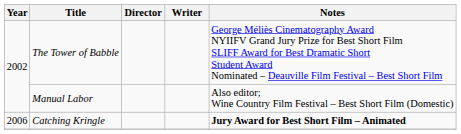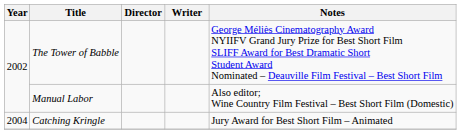(17, 120) 2006 -> (17, 120) 2004
(309, 120) bold -> (302, 120) normal
